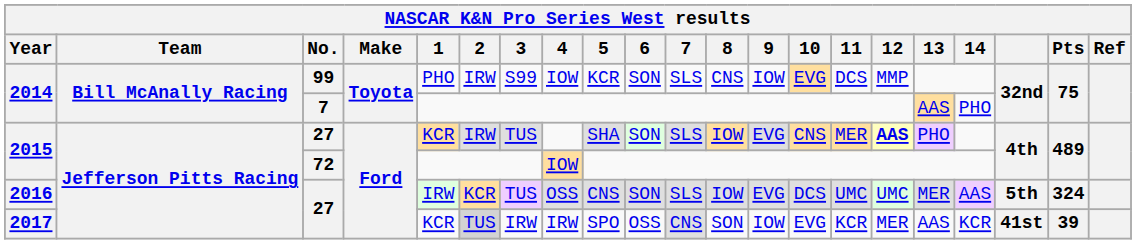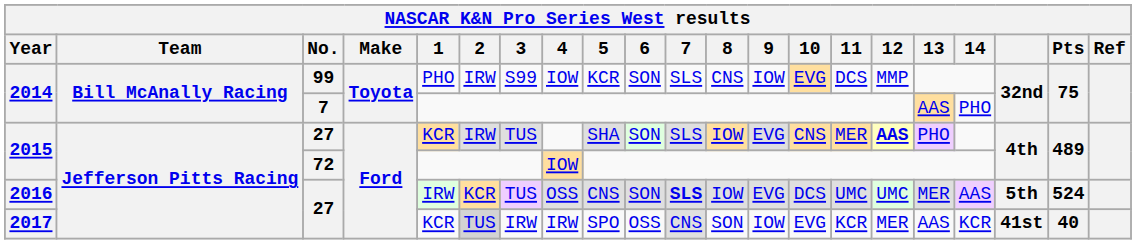(686, 195) normal -> (686, 195) bold
(1068, 195) 324 -> (1068, 195) 524
(1068, 224) 39 -> (1068, 224) 40
